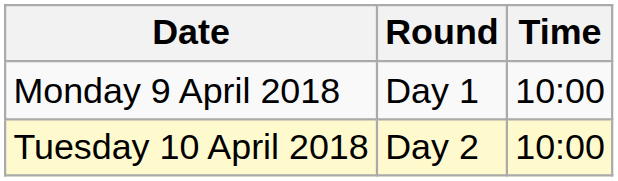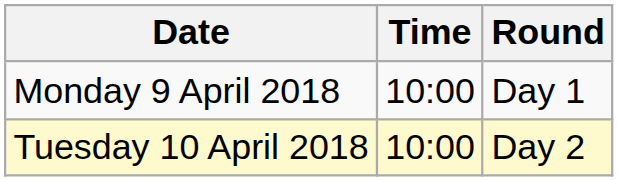columns swapped: (560, 32) <-> (442, 32)
